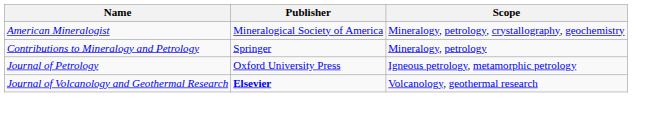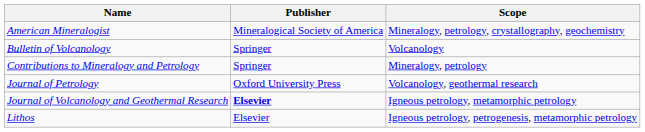+ row: (59, 48)
(482, 65) Igneous petrology, metamorphic petrology -> (463, 83) Volcanology, geothermal research
(463, 83) Volcanology, geothermal research -> (482, 100) Igneous petrology, metamorphic petrology
+ row: (21, 118)
